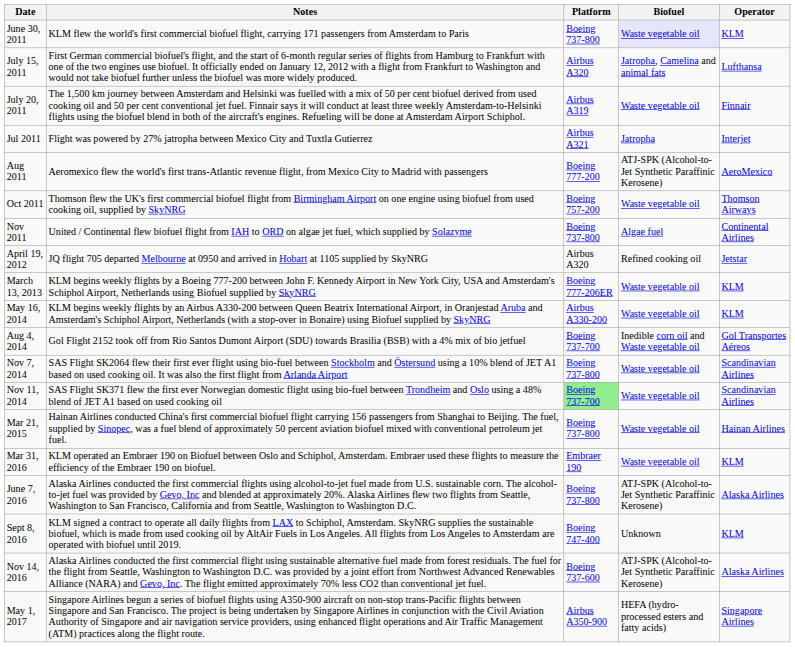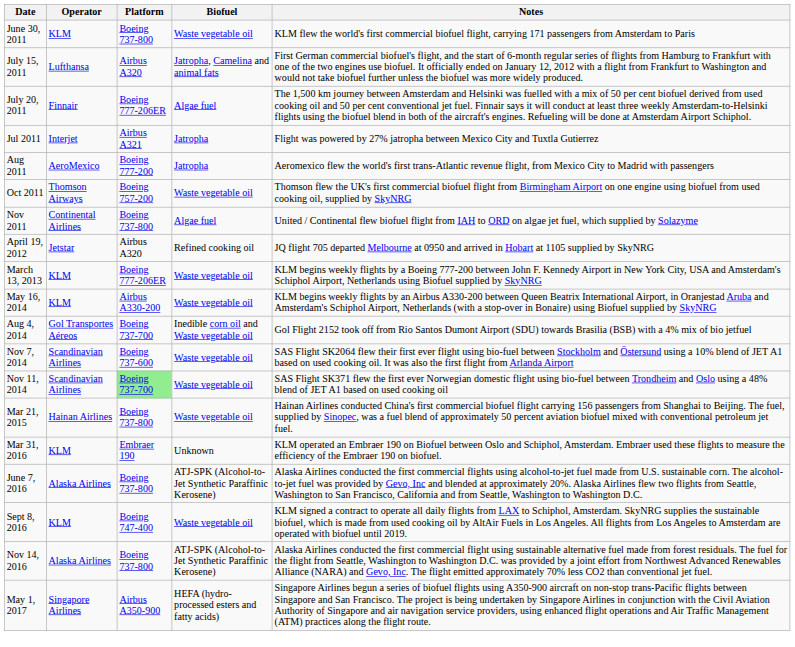columns swapped: (755, 12) <-> (305, 12)
(660, 34) lavender background -> (213, 34) no background
(580, 105) Airbus A319 -> (143, 105) Boeing 777-206ER
(660, 105) Waste vegetable oil -> (195, 105) Algae fuel
(668, 171) ATJ-SPK (Alcohol-to-Jet Synthetic Paraffinic Kerosene) -> (191, 166) Jatropha
(583, 368) Boeing 737-800 -> (136, 357) Boeing 737-600
(660, 462) Waste vegetable oil -> (194, 450) Unknown
(641, 533) Unknown -> (213, 522) Waste vegetable oil
(583, 572) Boeing 737-600 -> (136, 561) Boeing 737-800
